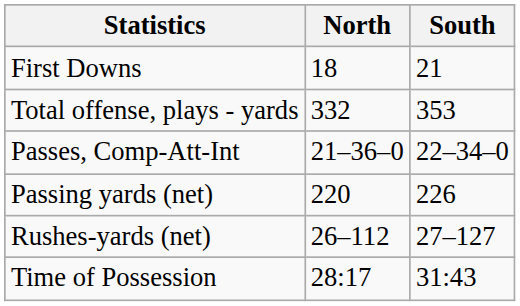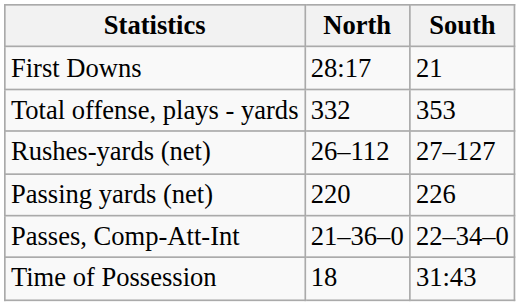(324, 67) 18 -> (341, 67) 28:17
rows swapped: (111, 236) <-> (125, 151)
(341, 278) 28:17 -> (324, 278) 18
